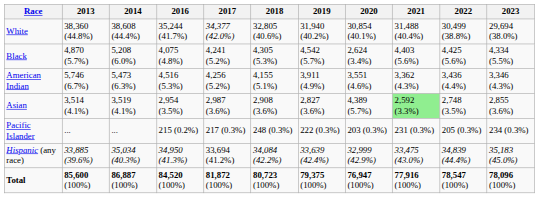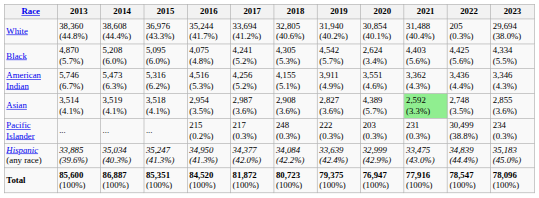+ column: (166, 12)
(220, 31) 34,377 (42.0%) -> (247, 31) 33,694 (41.2%)
(456, 31) 30,499 (38.8%) -> (461, 31) 205 (0.3%)
(462, 131) 205 (0.3%) -> (464, 131) 30,499 (38.8%)
(220, 156) 33,694 (41.2%) -> (247, 156) 34,377 (42.0%)
